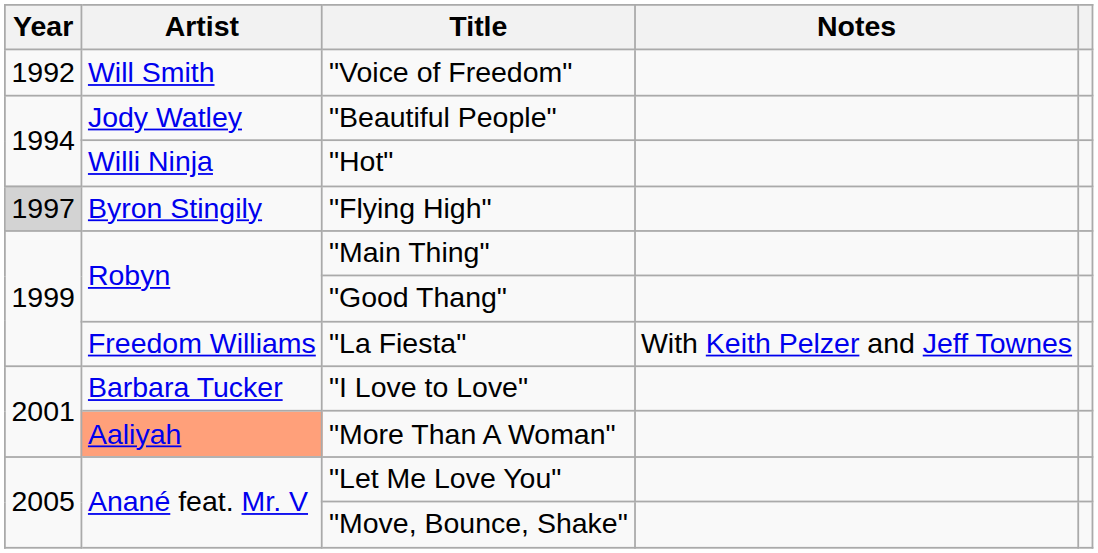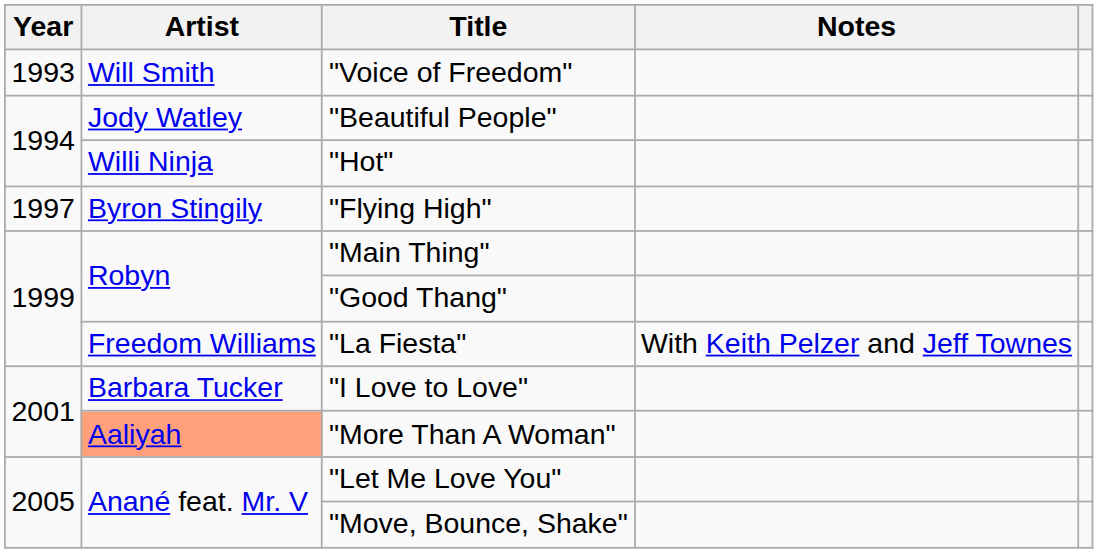(43, 72) 1992 -> (43, 72) 1993
(43, 207) lightgrey background -> (43, 207) no background
